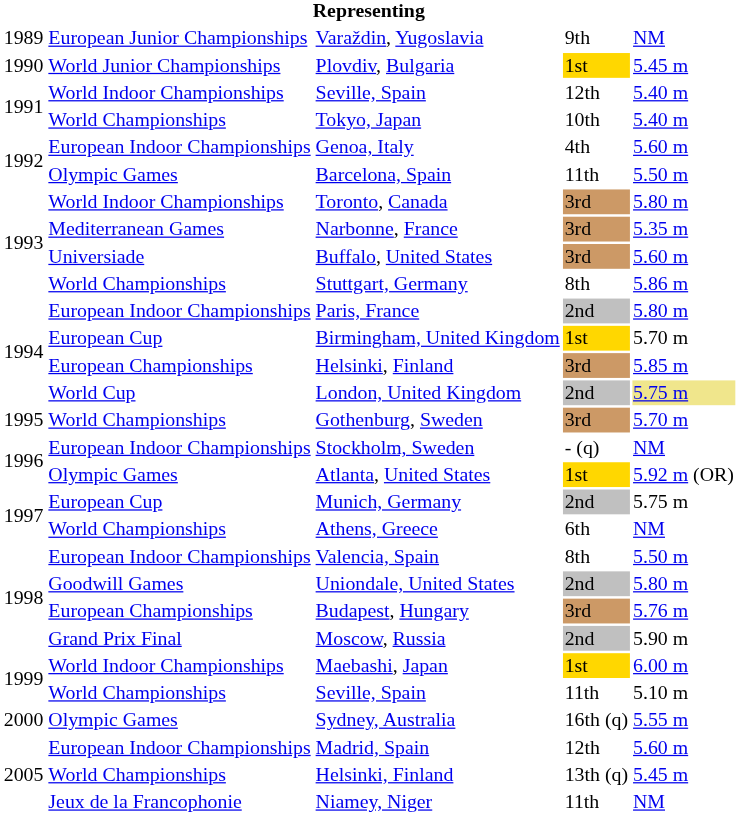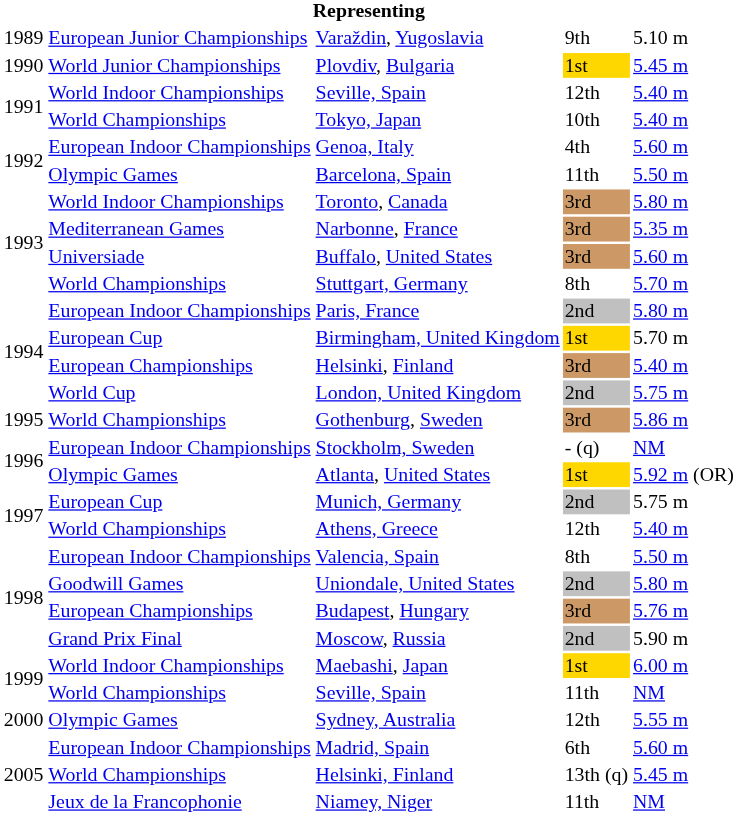(649, 38) NM -> (661, 38) 5.10 m
(661, 283) 5.86 m -> (661, 283) 5.70 m
(661, 365) 5.85 m -> (661, 365) 5.40 m
(661, 392) khaki background -> (661, 392) no background
(661, 419) 5.70 m -> (661, 419) 5.86 m
(577, 529) 6th -> (582, 529) 12th
(649, 529) NM -> (661, 529) 5.40 m
(661, 692) 5.10 m -> (649, 692) NM
(596, 720) 16th (q) -> (582, 720) 12th
(582, 747) 12th -> (577, 747) 6th
